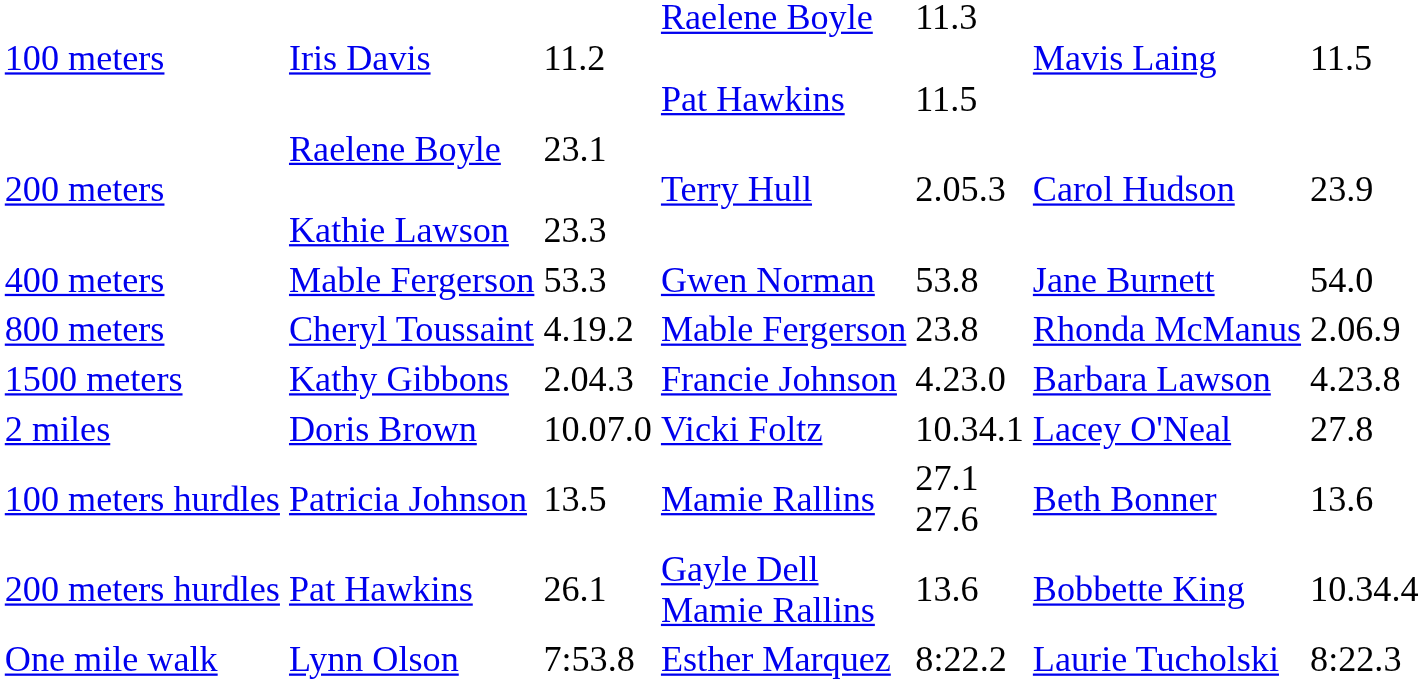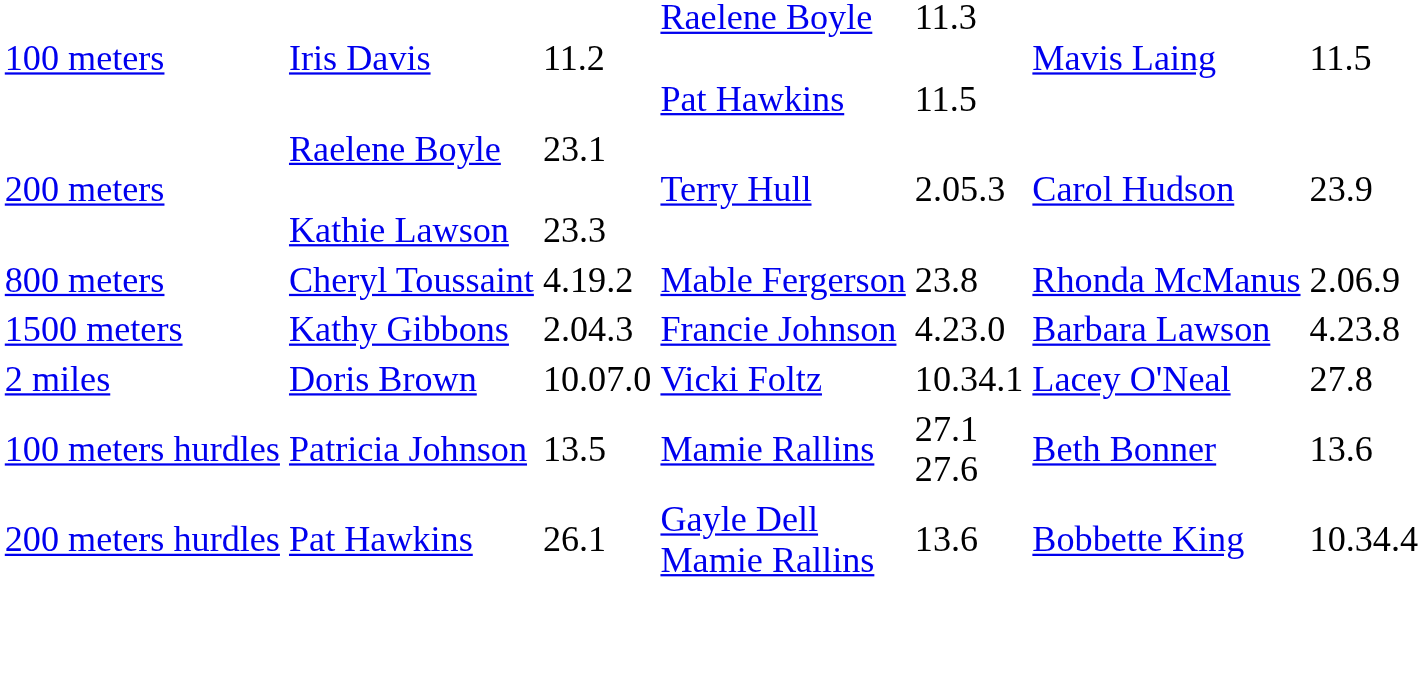- row: (85, 279)
- row: (111, 659)
